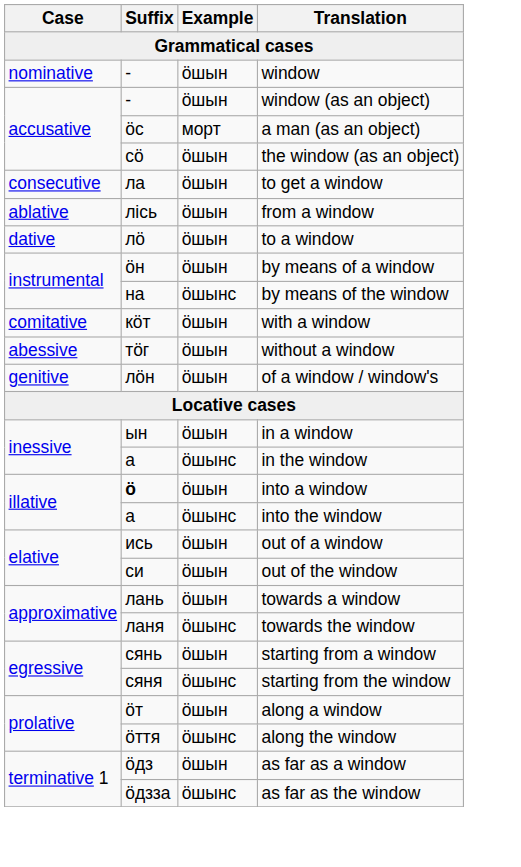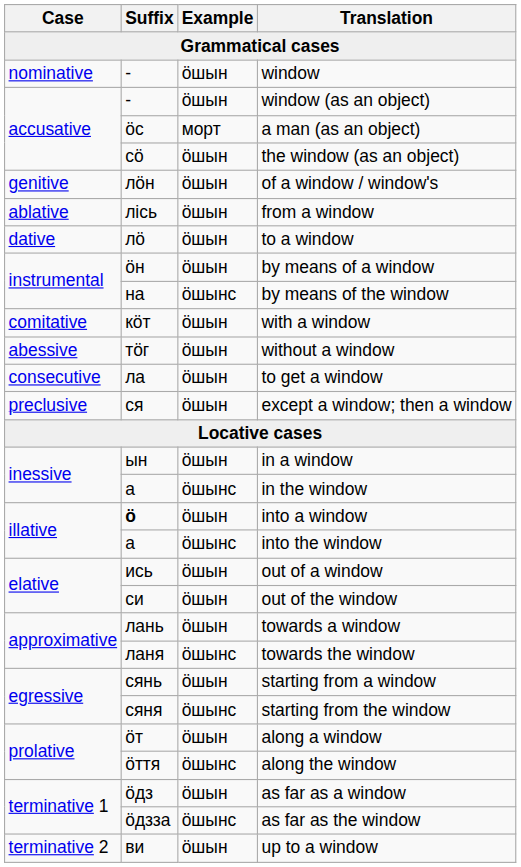rows swapped: (350, 377) <-> (322, 184)
+ row: (387, 405)
+ row: (320, 848)
